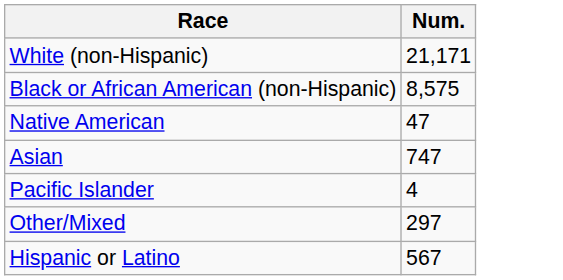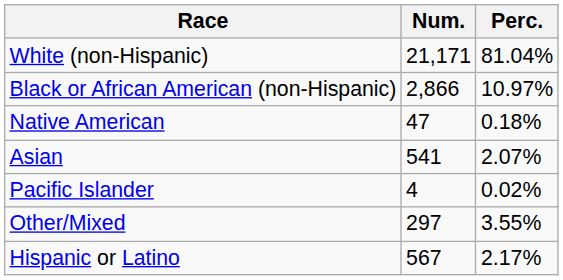+ column: (517, 21)
(433, 88) 8,575 -> (433, 88) 2,866
(424, 156) 747 -> (424, 156) 541
